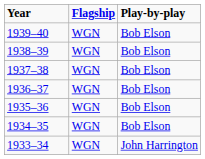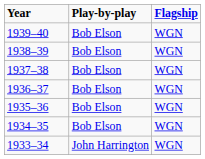columns swapped: (93, 13) <-> (153, 13)
